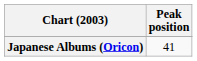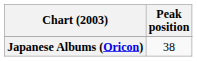(169, 46) 41 -> (169, 46) 38
